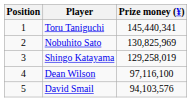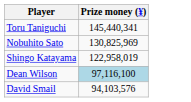- column: (23, 12)
(152, 58) 129,258,019 -> (114, 58) 122,958,019
(152, 74) no background -> (114, 74) lightblue background
